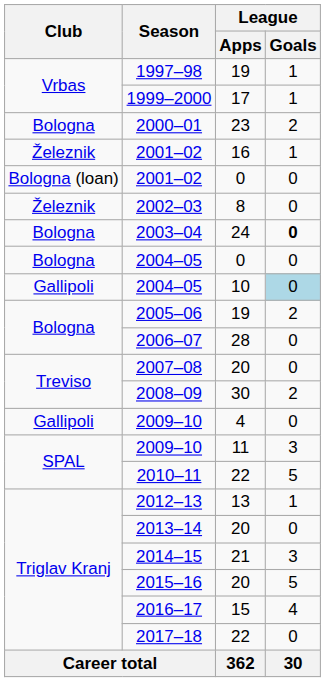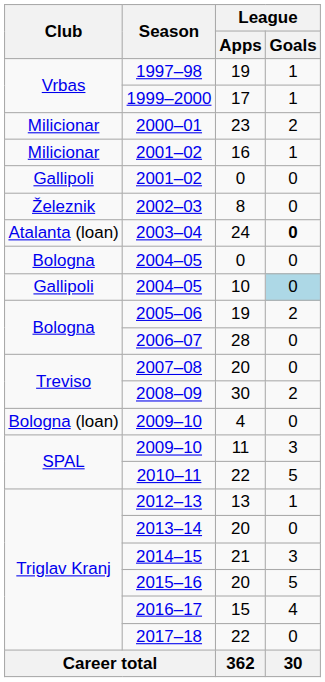(64, 125) Bologna -> (64, 125) Milicionar
(64, 152) Železnik -> (64, 152) Milicionar
(64, 179) Bologna (loan) -> (64, 179) Gallipoli
(64, 233) Bologna -> (64, 233) Atalanta (loan)
(64, 421) Gallipoli -> (64, 421) Bologna (loan)
